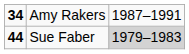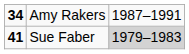(15, 37) 44 -> (15, 37) 41
